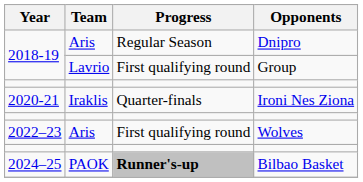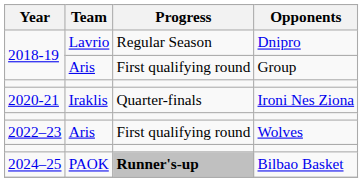(82, 42) Aris -> (89, 42) Lavrio
(89, 67) Lavrio -> (82, 67) Aris
